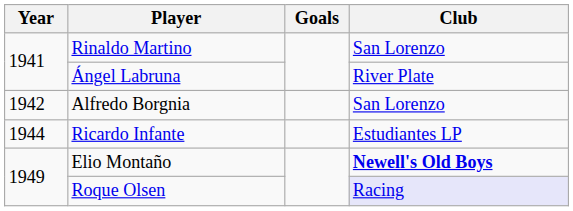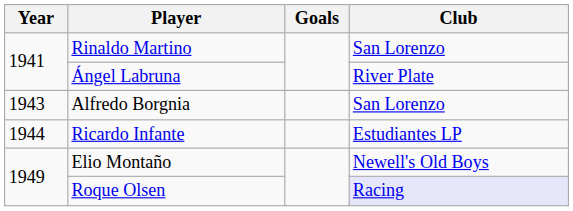(27, 104) 1942 -> (27, 104) 1943
(423, 162) bold -> (421, 162) normal
